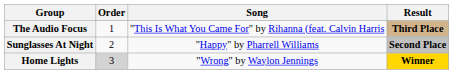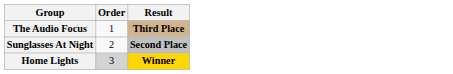- column: (257, 12)
